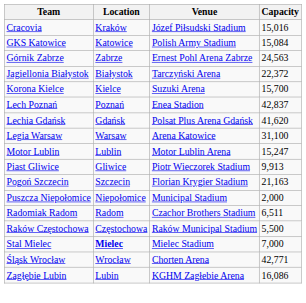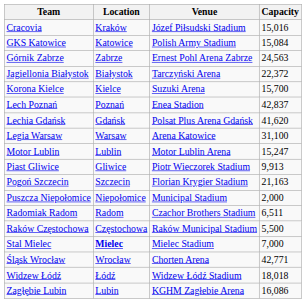+ row: (34, 275)
